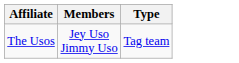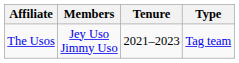+ column: (152, 14)
